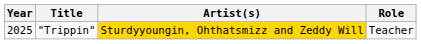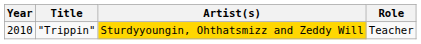(20, 30) 2025 -> (20, 30) 2010
